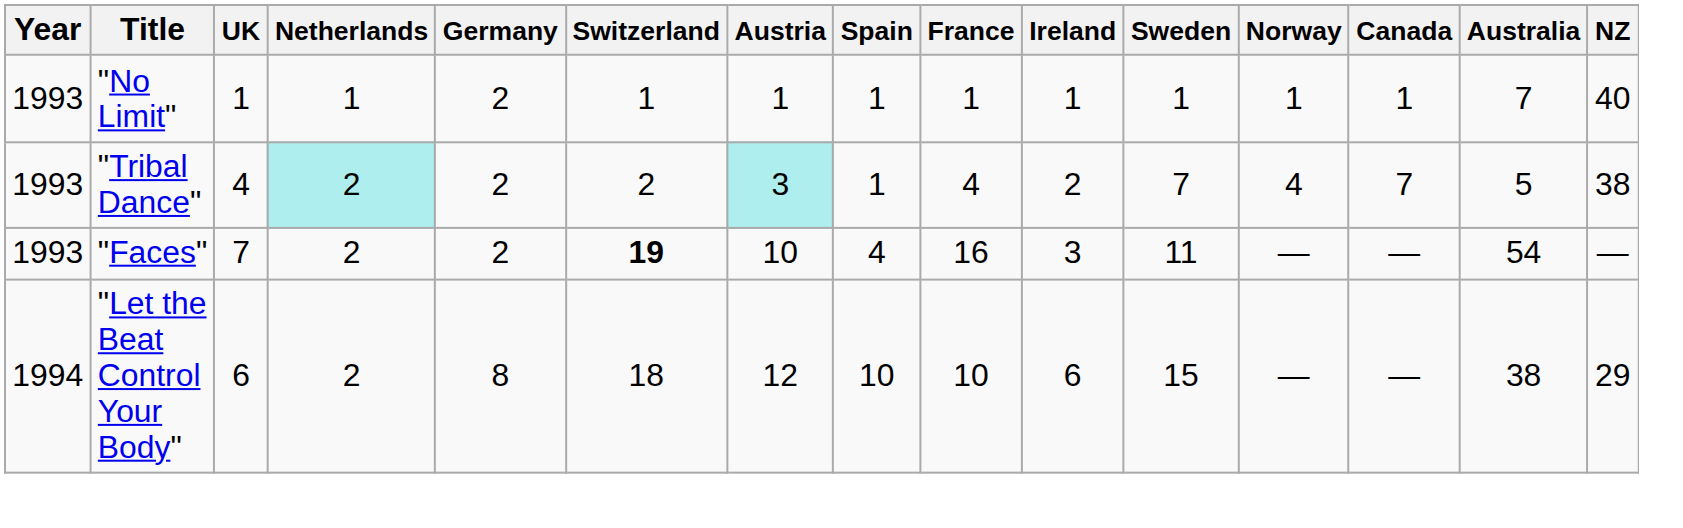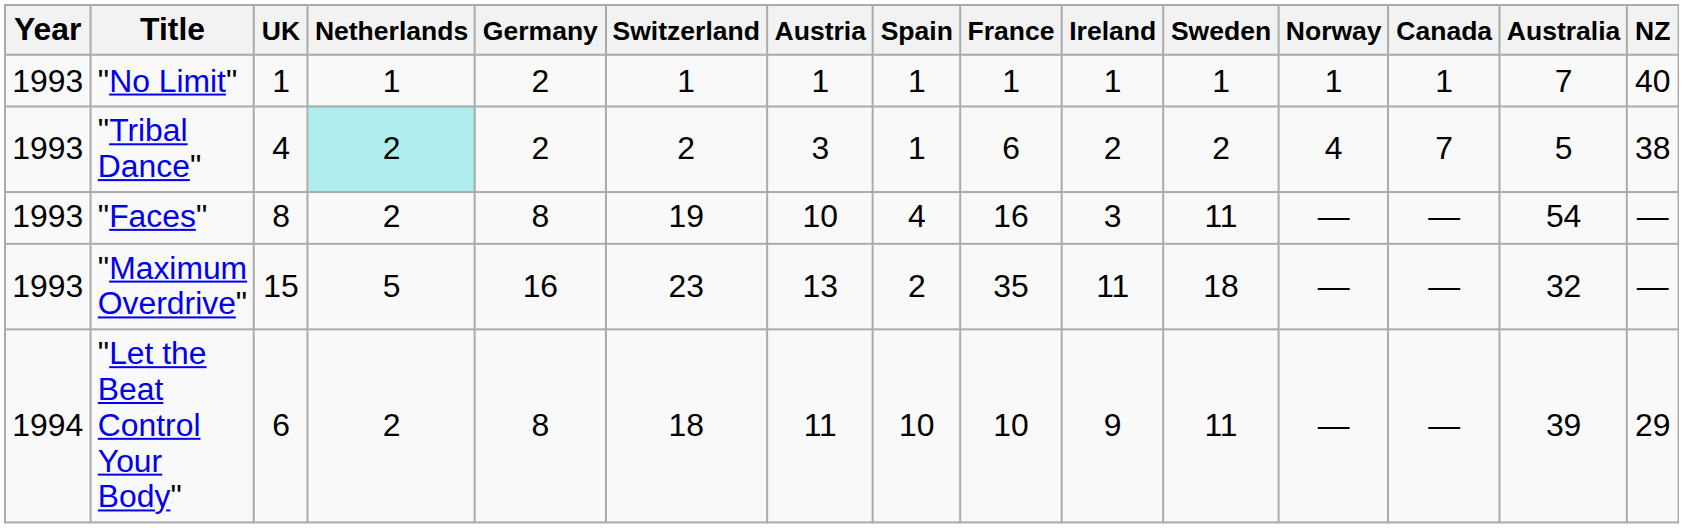(780, 184) paleturquoise background -> (820, 148) no background
(971, 184) 4 -> (1011, 148) 6
(1181, 184) 7 -> (1221, 148) 2
(241, 252) 7 -> (281, 217) 8
(500, 252) 2 -> (540, 217) 8
(646, 252) bold -> (686, 217) normal
+ row: (173, 285)
(780, 375) 12 -> (820, 425) 11
(1073, 375) 6 -> (1113, 425) 9
(1181, 375) 15 -> (1221, 425) 11
(1524, 375) 38 -> (1564, 425) 39
